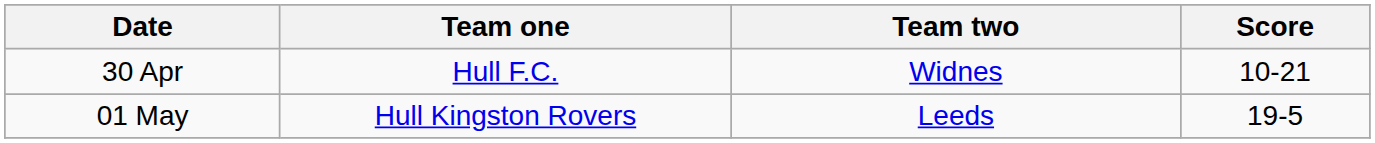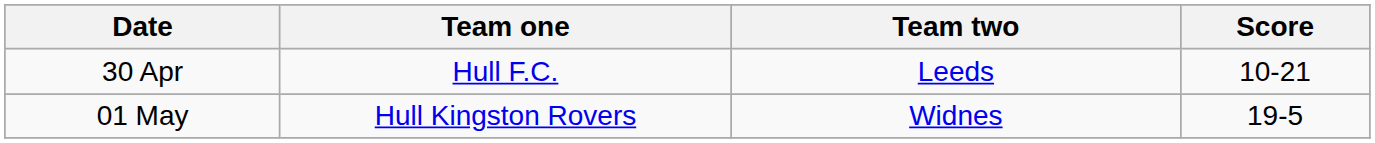(956, 71) Widnes -> (956, 71) Leeds
(956, 115) Leeds -> (956, 115) Widnes
